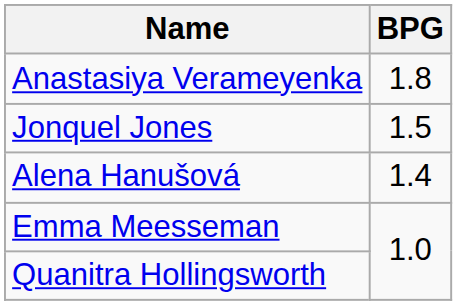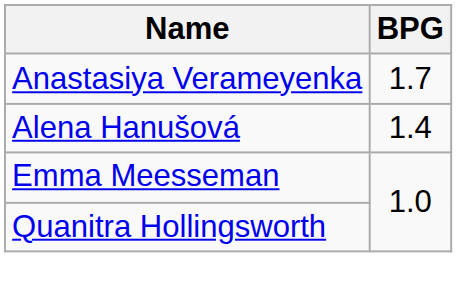(410, 78) 1.8 -> (410, 78) 1.7
- row: (112, 127)
